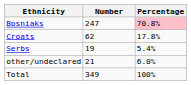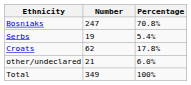(148, 23) pink background -> (148, 23) no background
rows swapped: (20, 36) <-> (18, 49)
